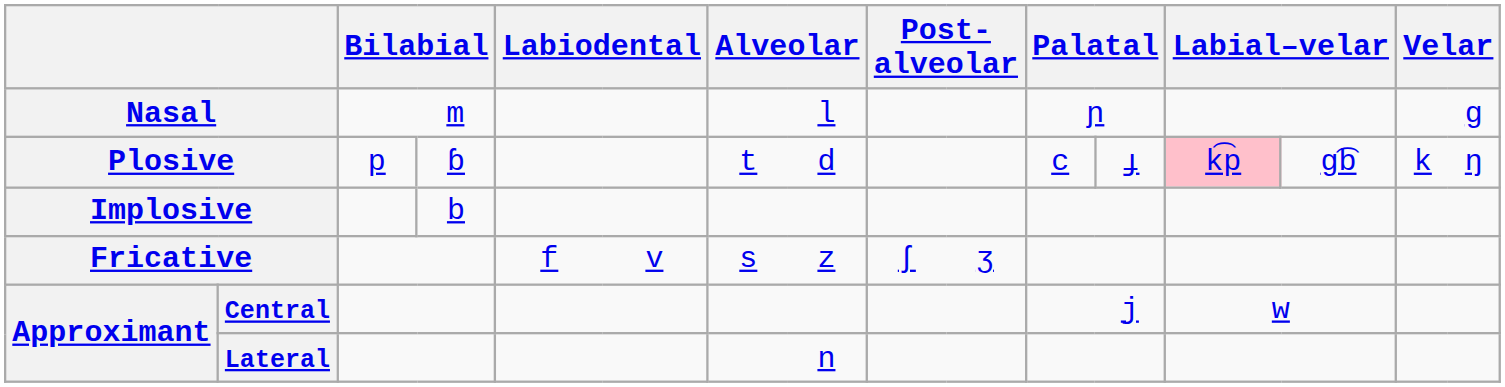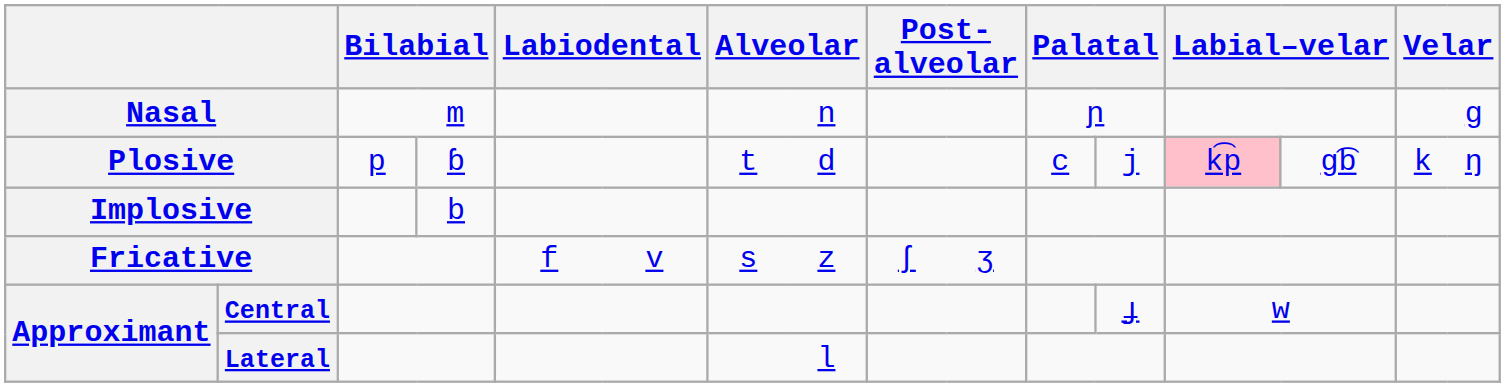(826, 113) l -> (826, 113) n
(1130, 162) ɟ -> (1130, 162) j
(1130, 309) j -> (1130, 309) ɟ
(826, 358) n -> (826, 358) l
